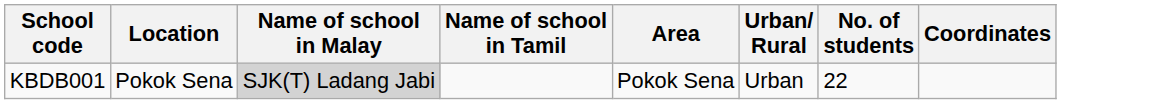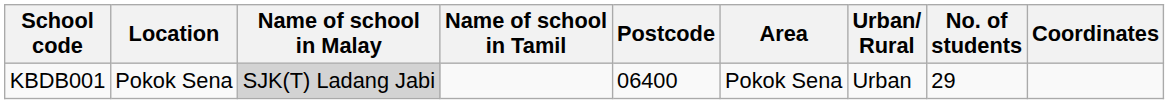+ column: (666, 33)
(835, 80) 22 -> (943, 80) 29
